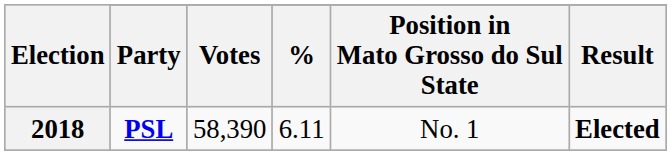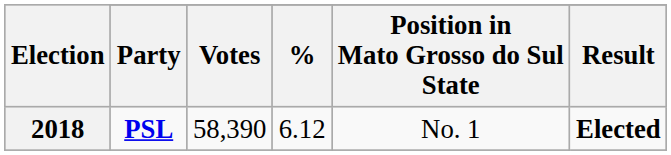(302, 128) 6.11 -> (302, 128) 6.12
